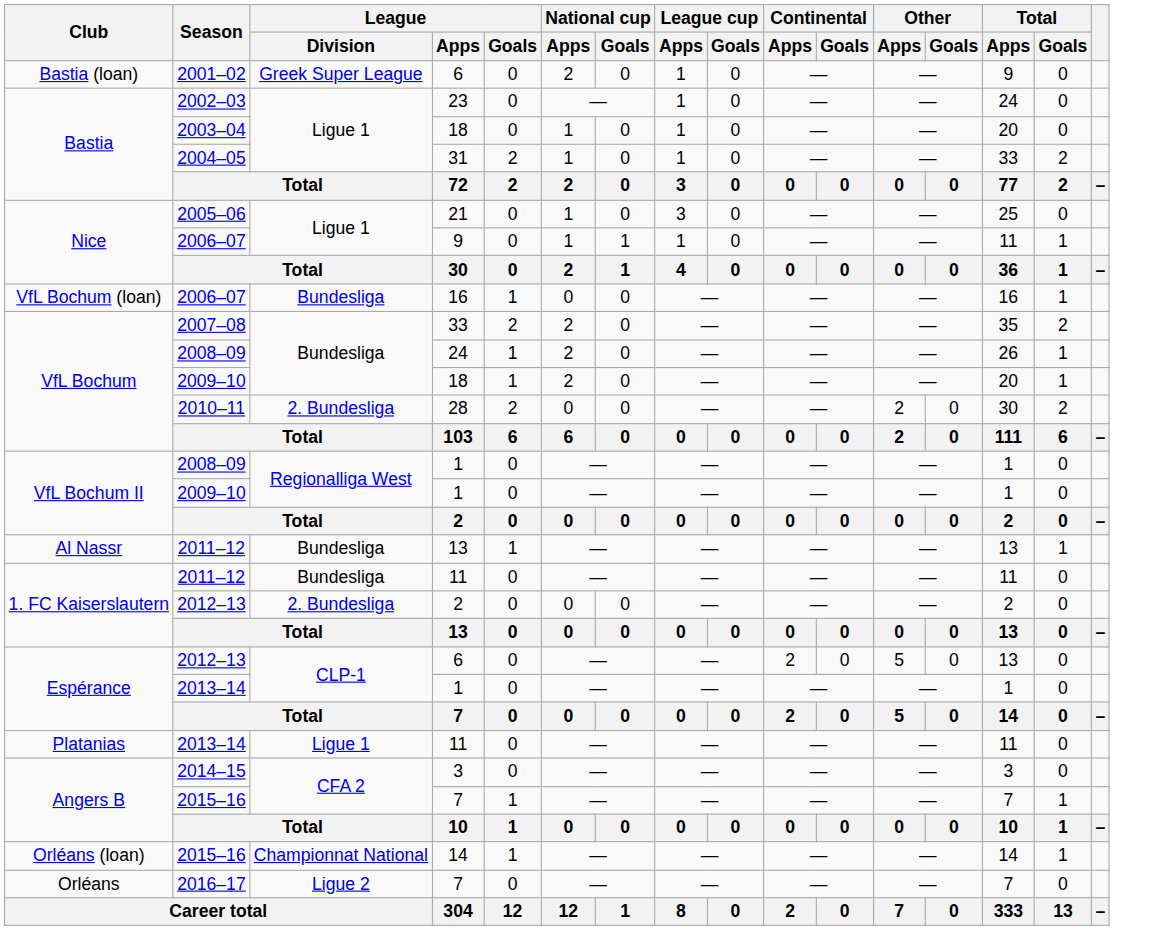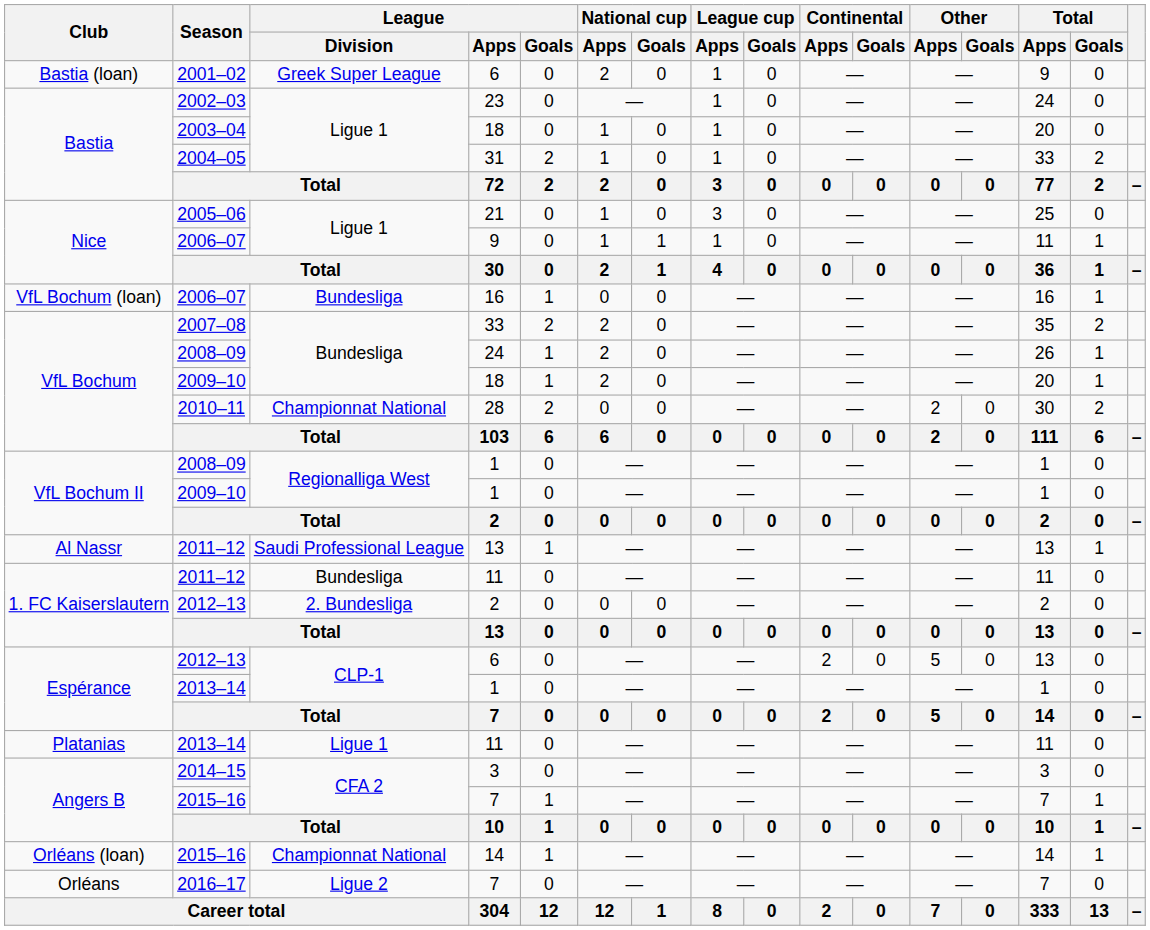(341, 409) 2. Bundesliga -> (359, 409) Championnat National
(341, 548) Bundesliga -> (359, 548) Saudi Professional League
